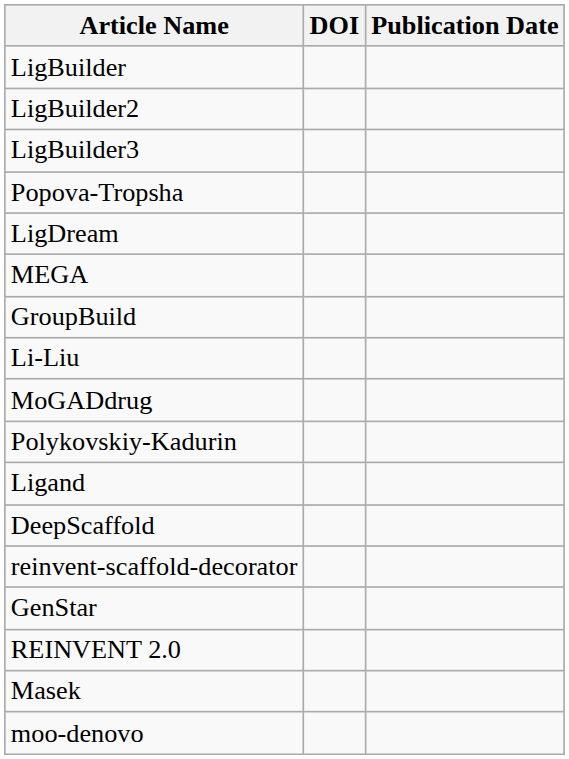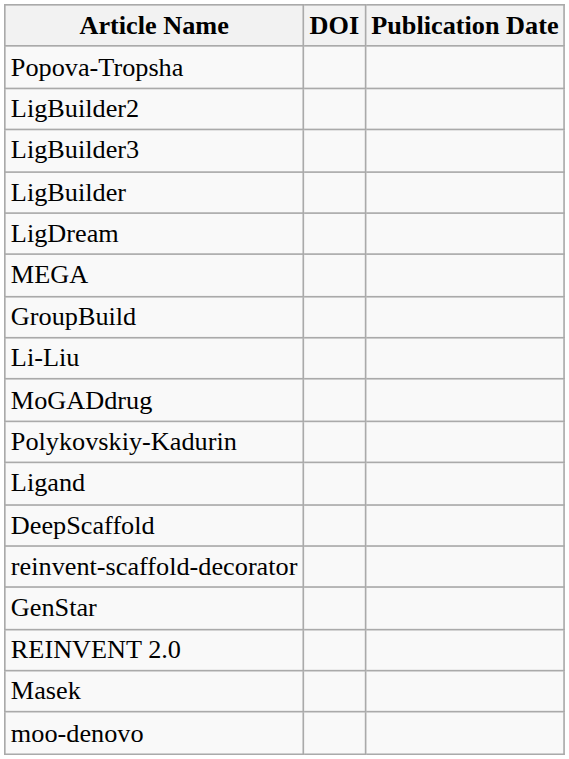rows swapped: (68, 66) <-> (97, 191)
